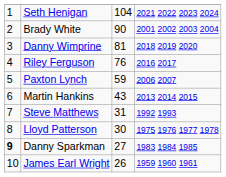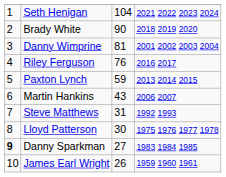(177, 29) 2001 2002 2003 2004 -> (167, 29) 2018 2019 2020
(167, 46) 2018 2019 2020 -> (177, 46) 2001 2002 2003 2004
(156, 80) 2006 2007 -> (167, 80) 2013 2014 2015
(167, 96) 2013 2014 2015 -> (156, 96) 2006 2007
